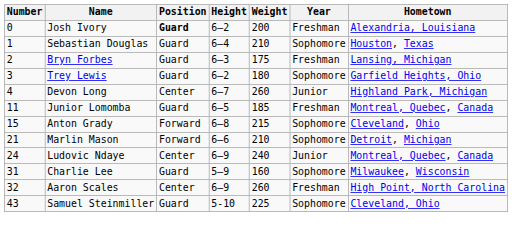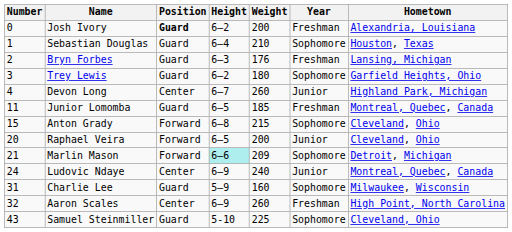(261, 61) 175 -> (261, 61) 176
+ row: (86, 140)
(220, 140) no background -> (220, 156) paleturquoise background
(261, 140) 210 -> (261, 156) 209
